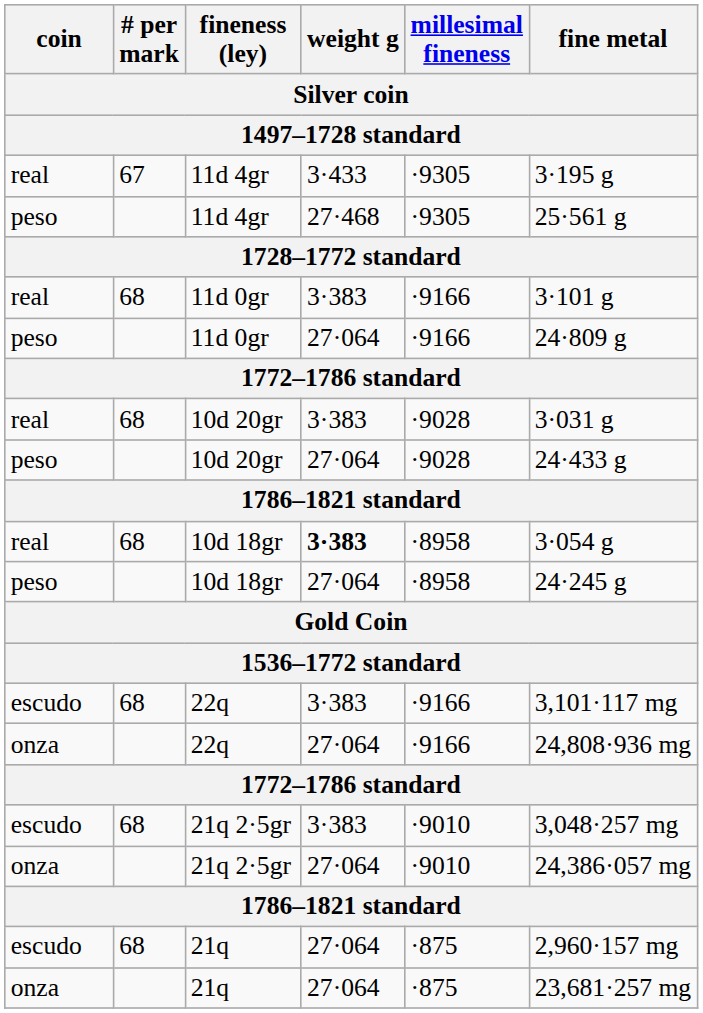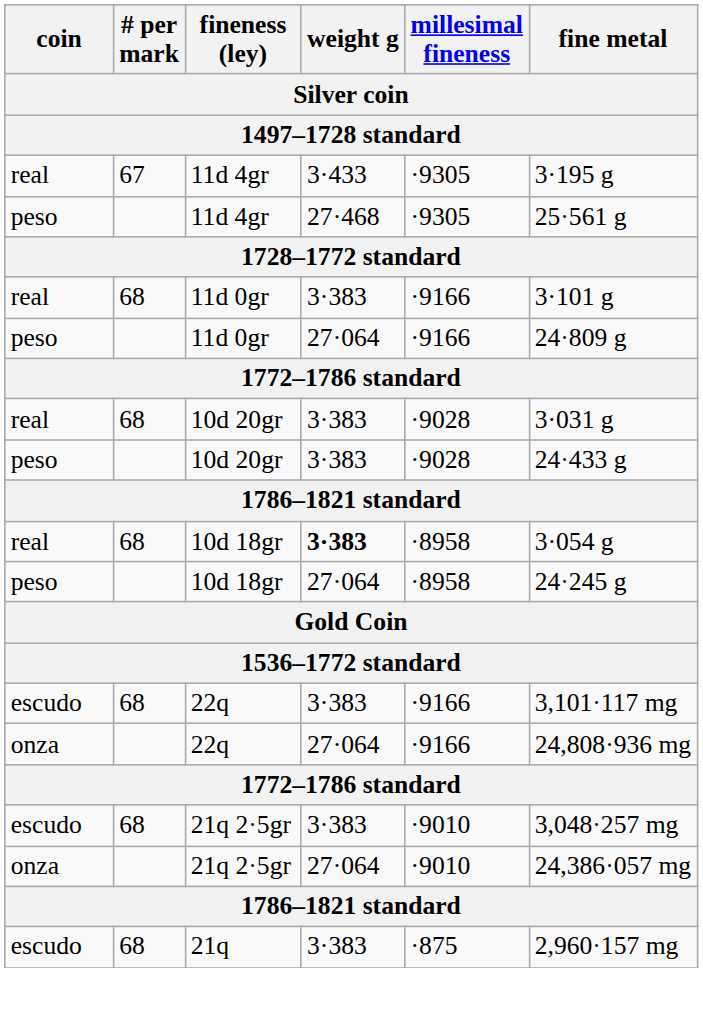(343, 459) 27·064 -> (337, 459) 3·383
(343, 946) 27·064 -> (337, 946) 3·383
- row: (35, 987)
